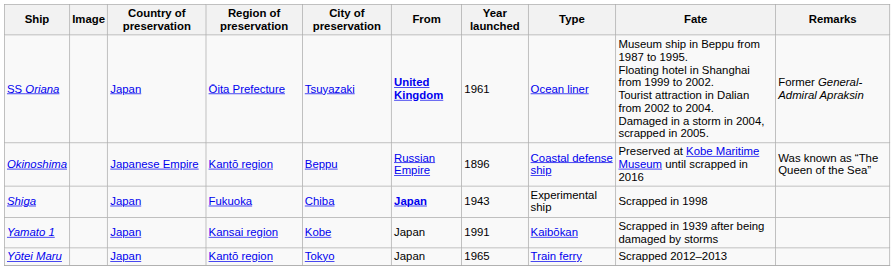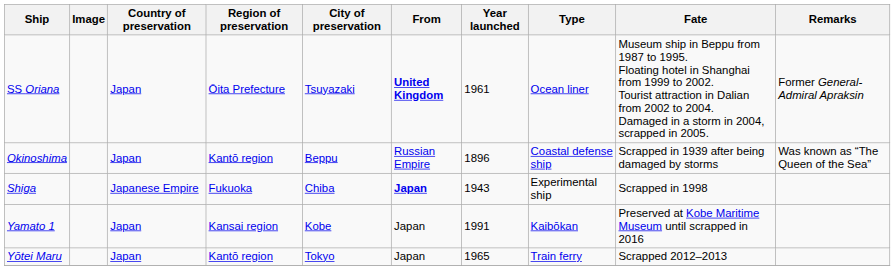(154, 164) Japanese Empire -> (126, 158) Japan
(689, 164) Preserved at Kobe Maritime Museum until scrapped in 2016 -> (691, 158) Scrapped in 1939 after being damaged by storms
(126, 201) Japan -> (154, 188) Japanese Empire
(691, 232) Scrapped in 1939 after being damaged by storms -> (689, 226) Preserved at Kobe Maritime Museum until scrapped in 2016
